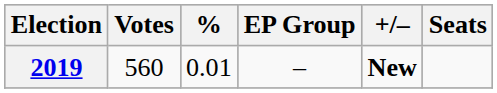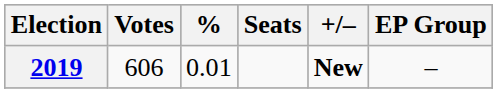columns swapped: (458, 25) <-> (300, 25)
(144, 66) 560 -> (144, 66) 606
